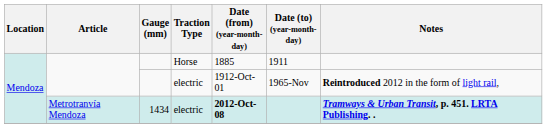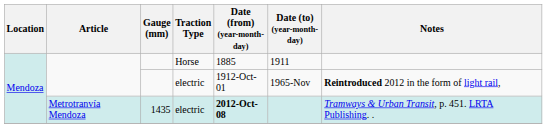(159, 109) 1434 -> (161, 109) 1435
(410, 109) bold -> (409, 109) normal
